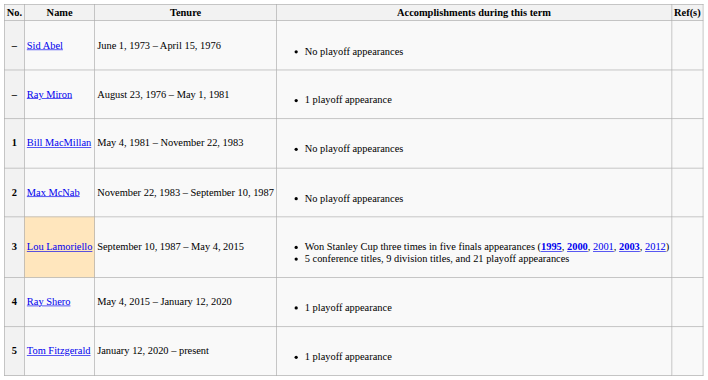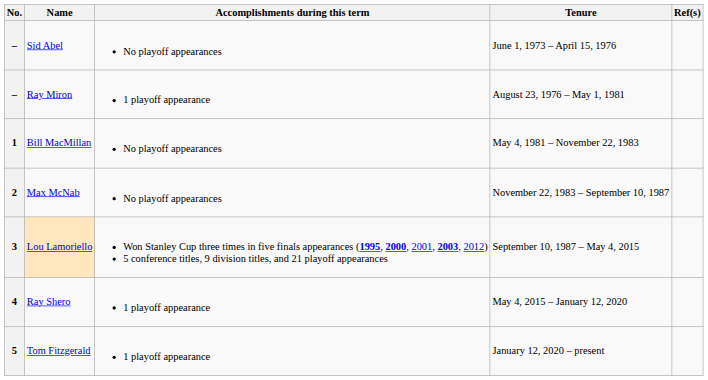columns swapped: (186, 12) <-> (474, 12)
